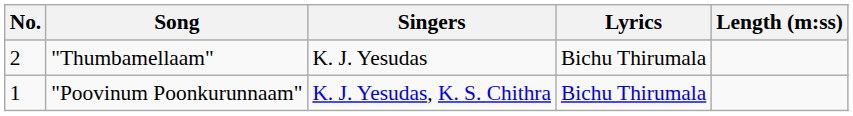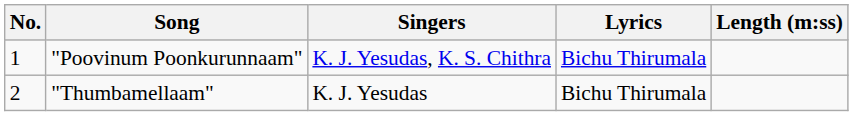rows swapped: (177, 93) <-> (132, 57)
